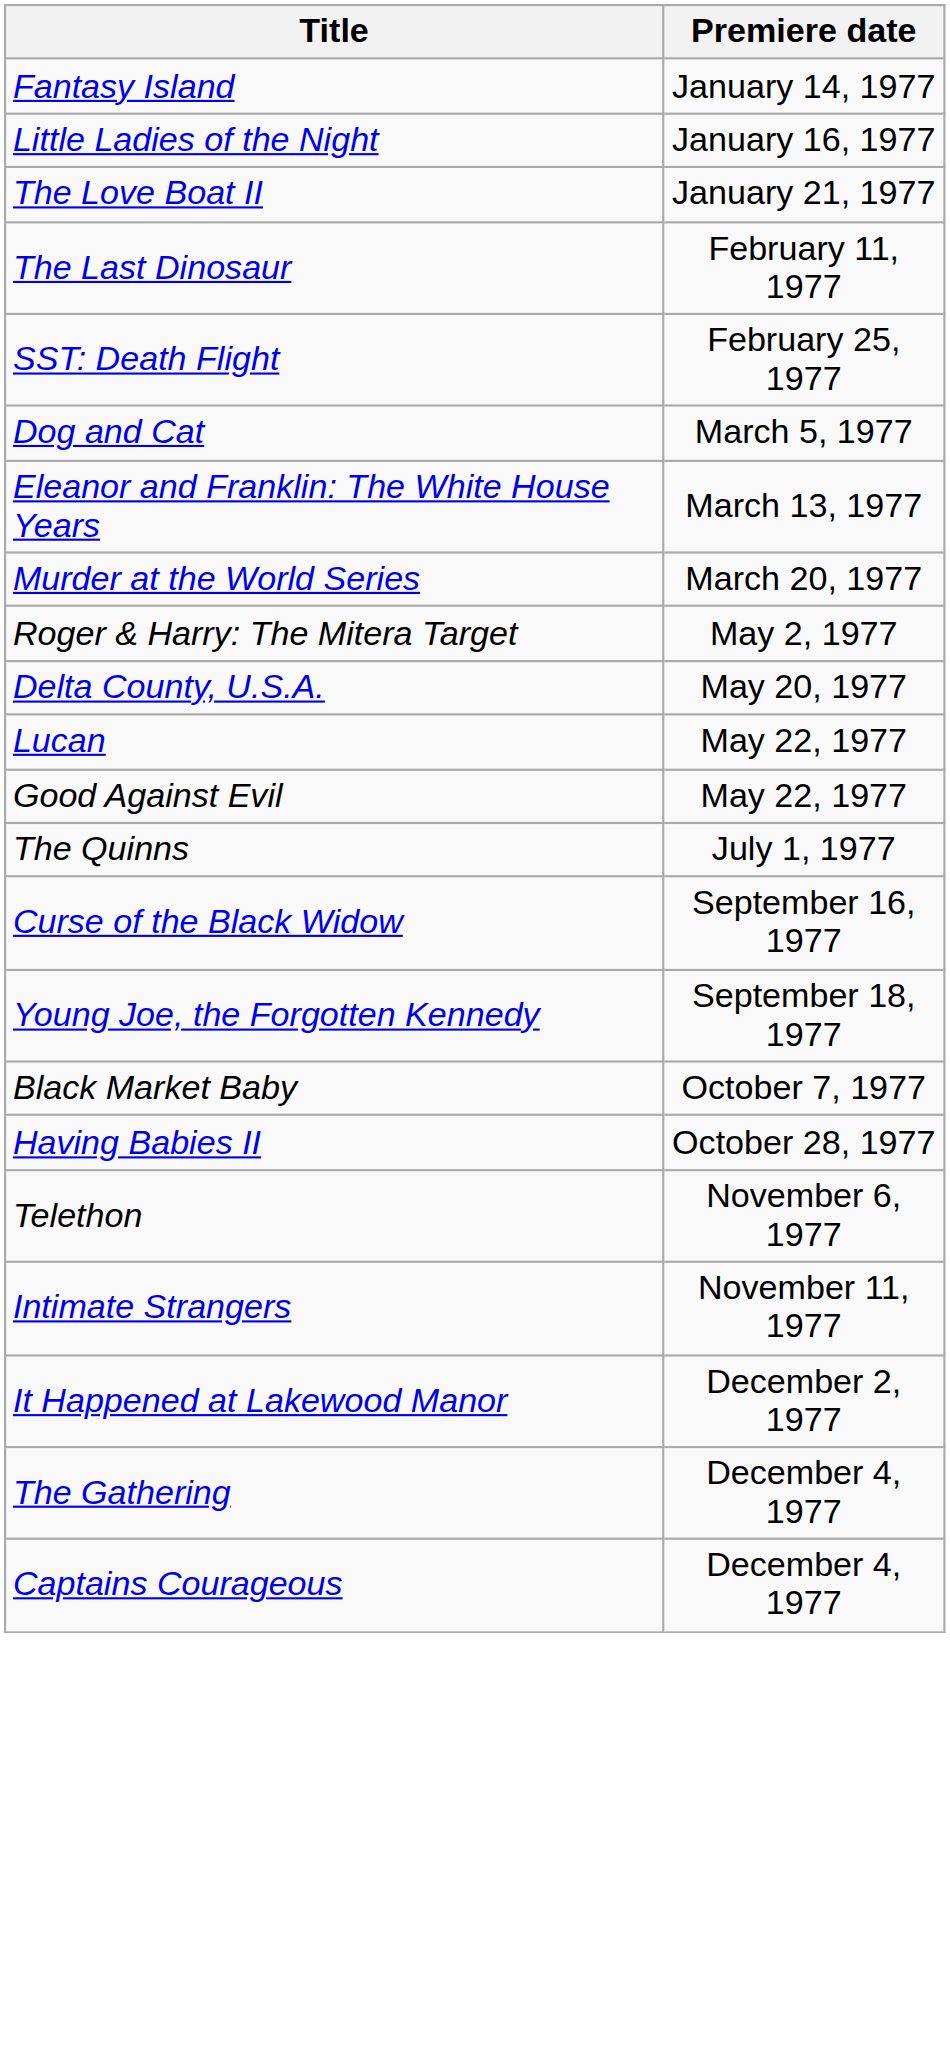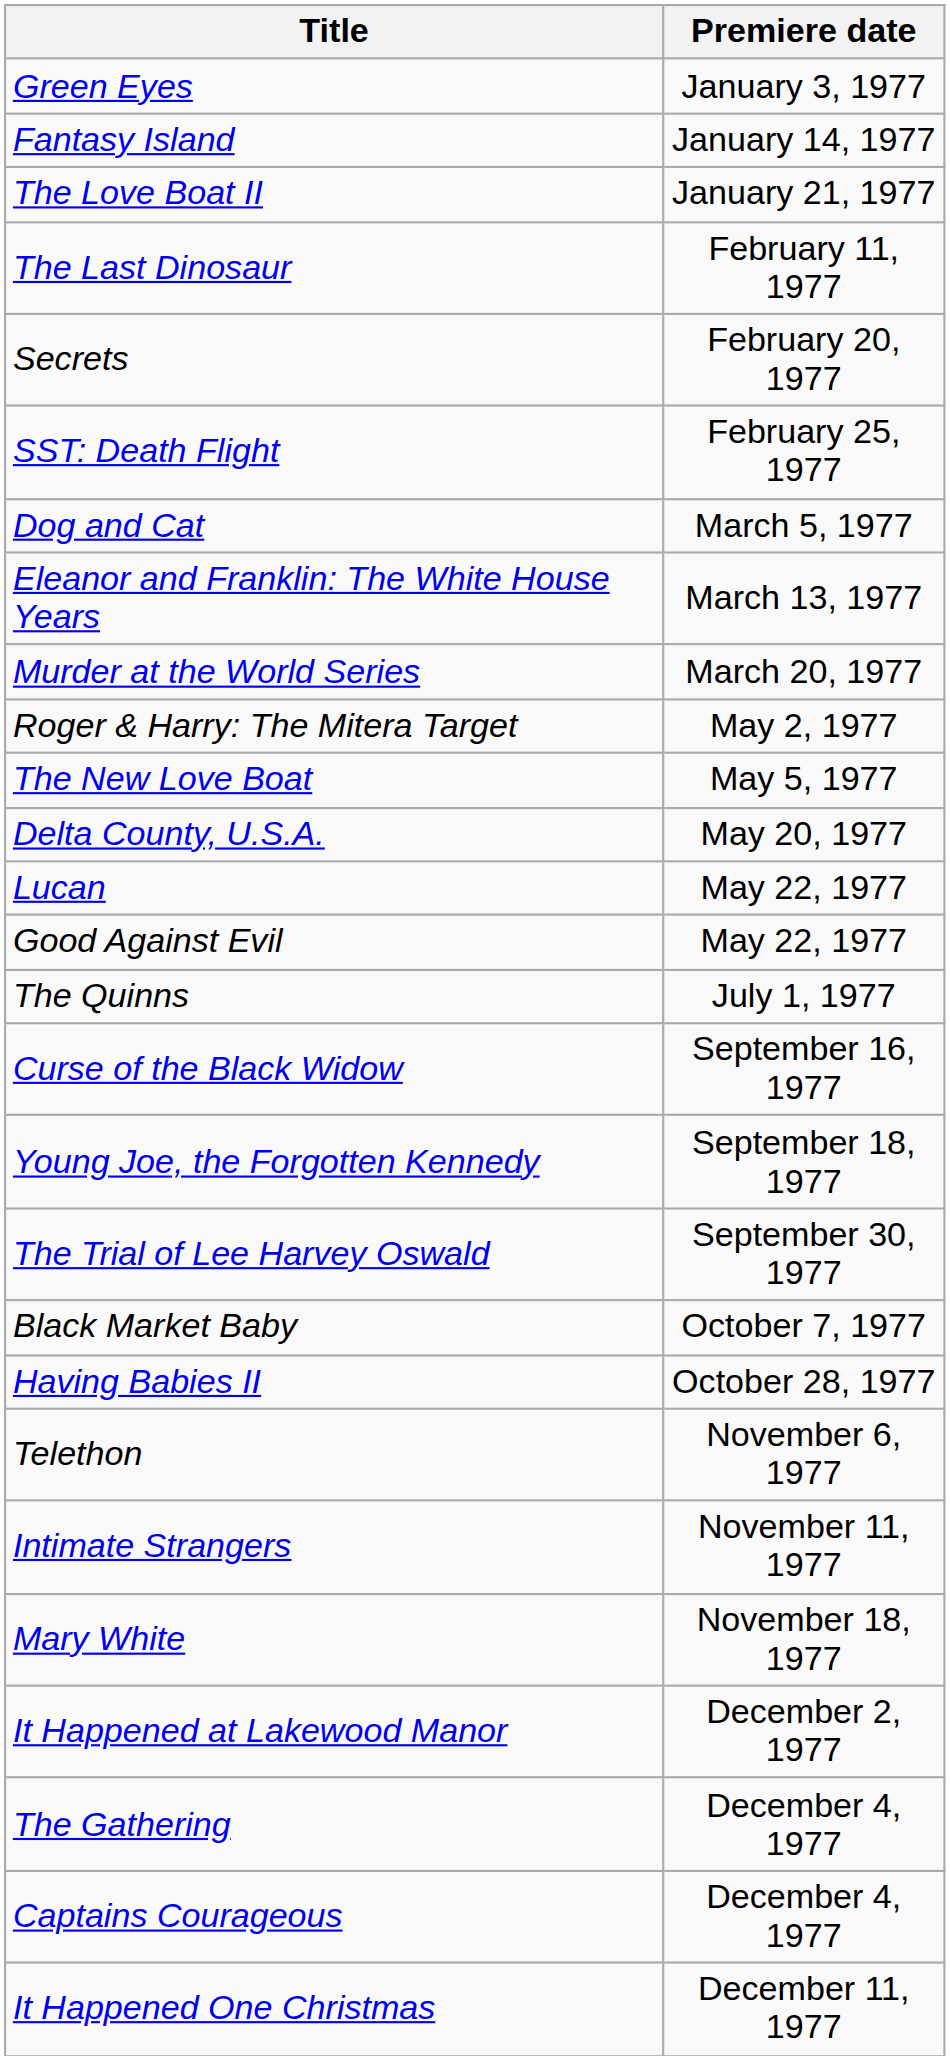+ row: (103, 85)
- row: (196, 139)
+ row: (71, 359)
+ row: (163, 779)
+ row: (251, 1253)
+ row: (99, 1638)
+ row: (224, 2008)
